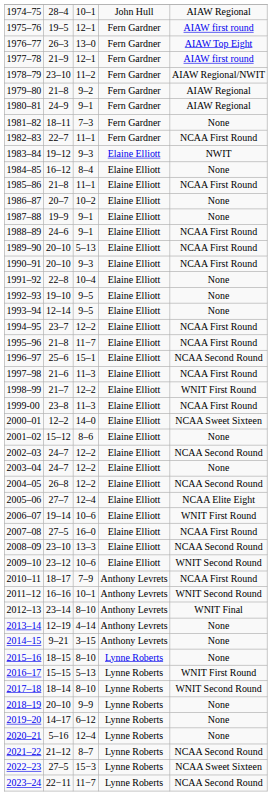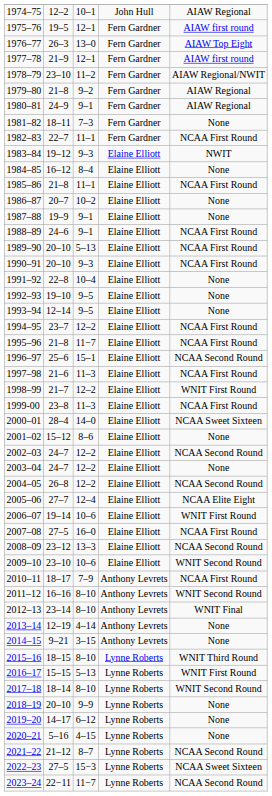(58, 12) 28–4 -> (58, 12) 12–2
(58, 421) 12–2 -> (58, 421) 28–4
(58, 547) 23–10 -> (58, 547) 23–12
(58, 563) 23–12 -> (58, 563) 23–10
(86, 594) 10–1 -> (86, 594) 8–10
(219, 657) None -> (219, 657) WNIT Third Round
(86, 736) 12–4 -> (86, 736) 4–15
